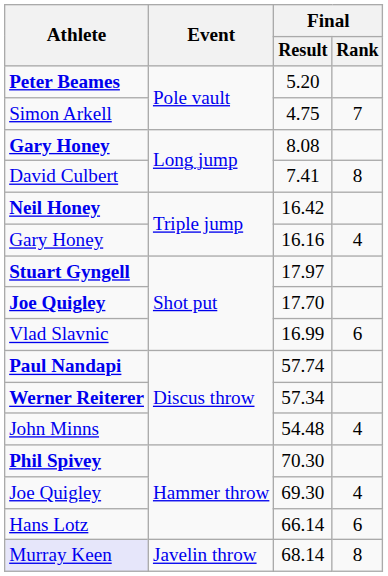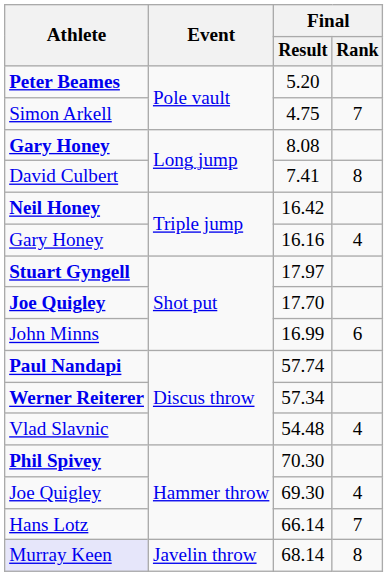(59, 334) Vlad Slavnic -> (54, 334) John Minns
(54, 429) John Minns -> (59, 429) Vlad Slavnic
(357, 524) 6 -> (357, 524) 7
